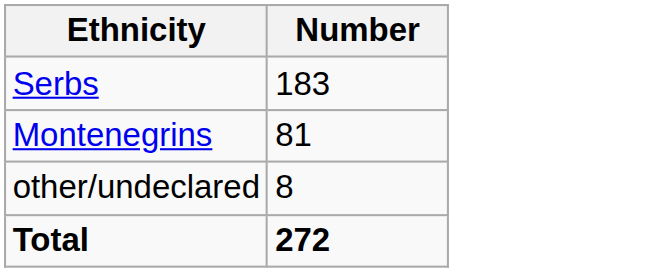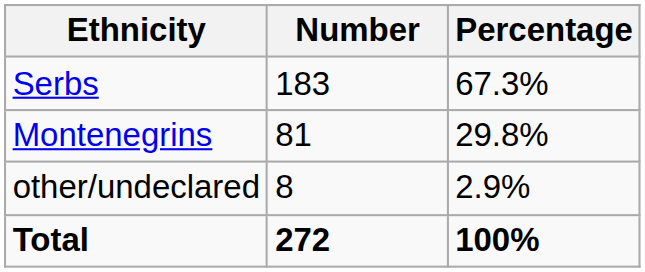+ column: (544, 30)
